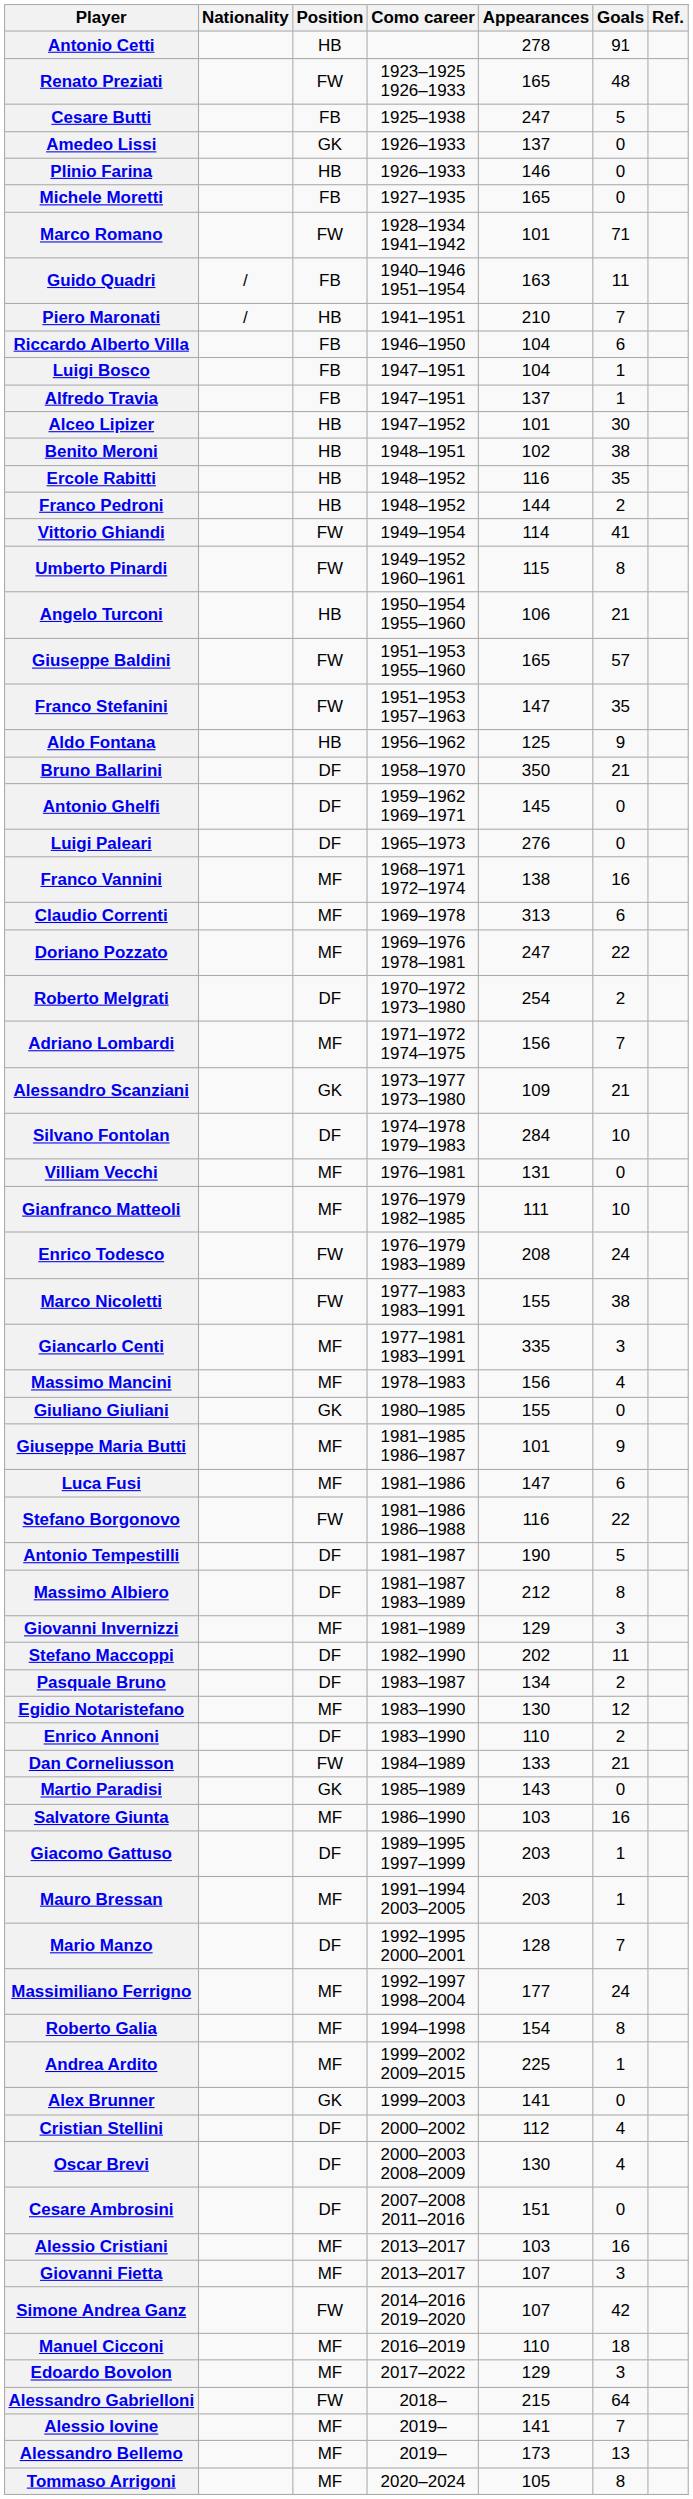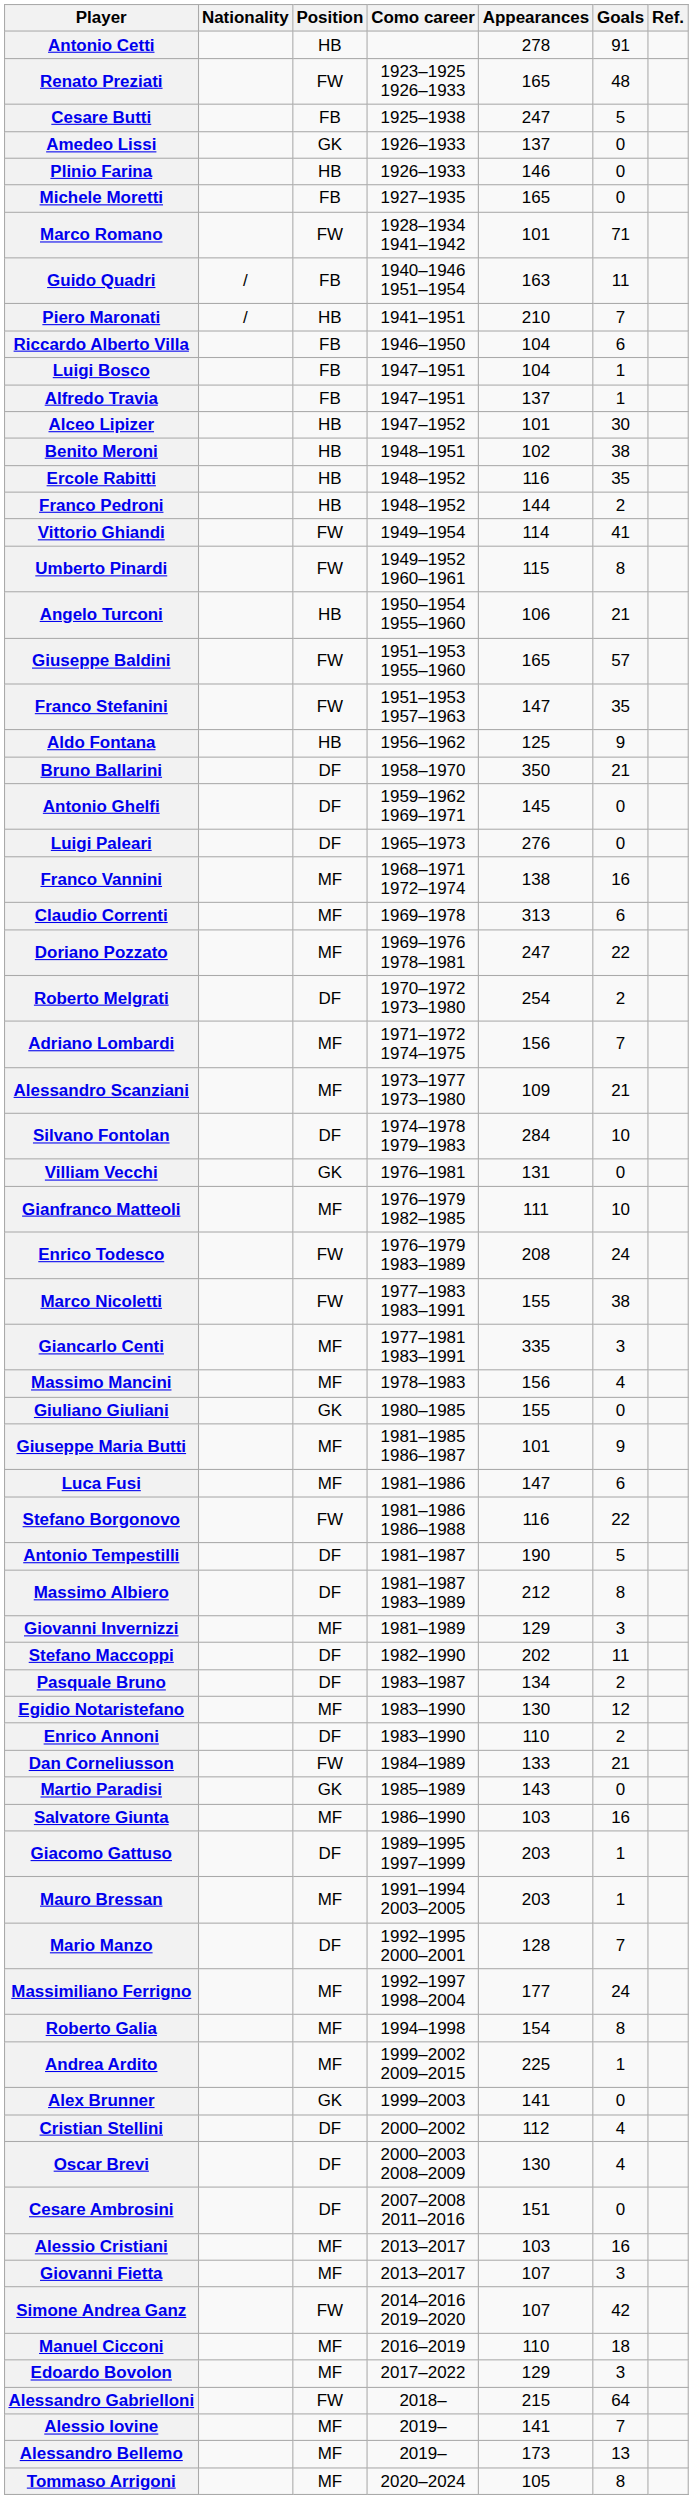(330, 1090) GK -> (330, 1090) MF
(330, 1172) MF -> (330, 1172) GK
